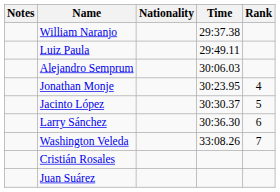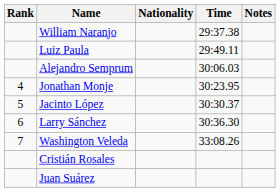columns swapped: (259, 13) <-> (21, 13)
